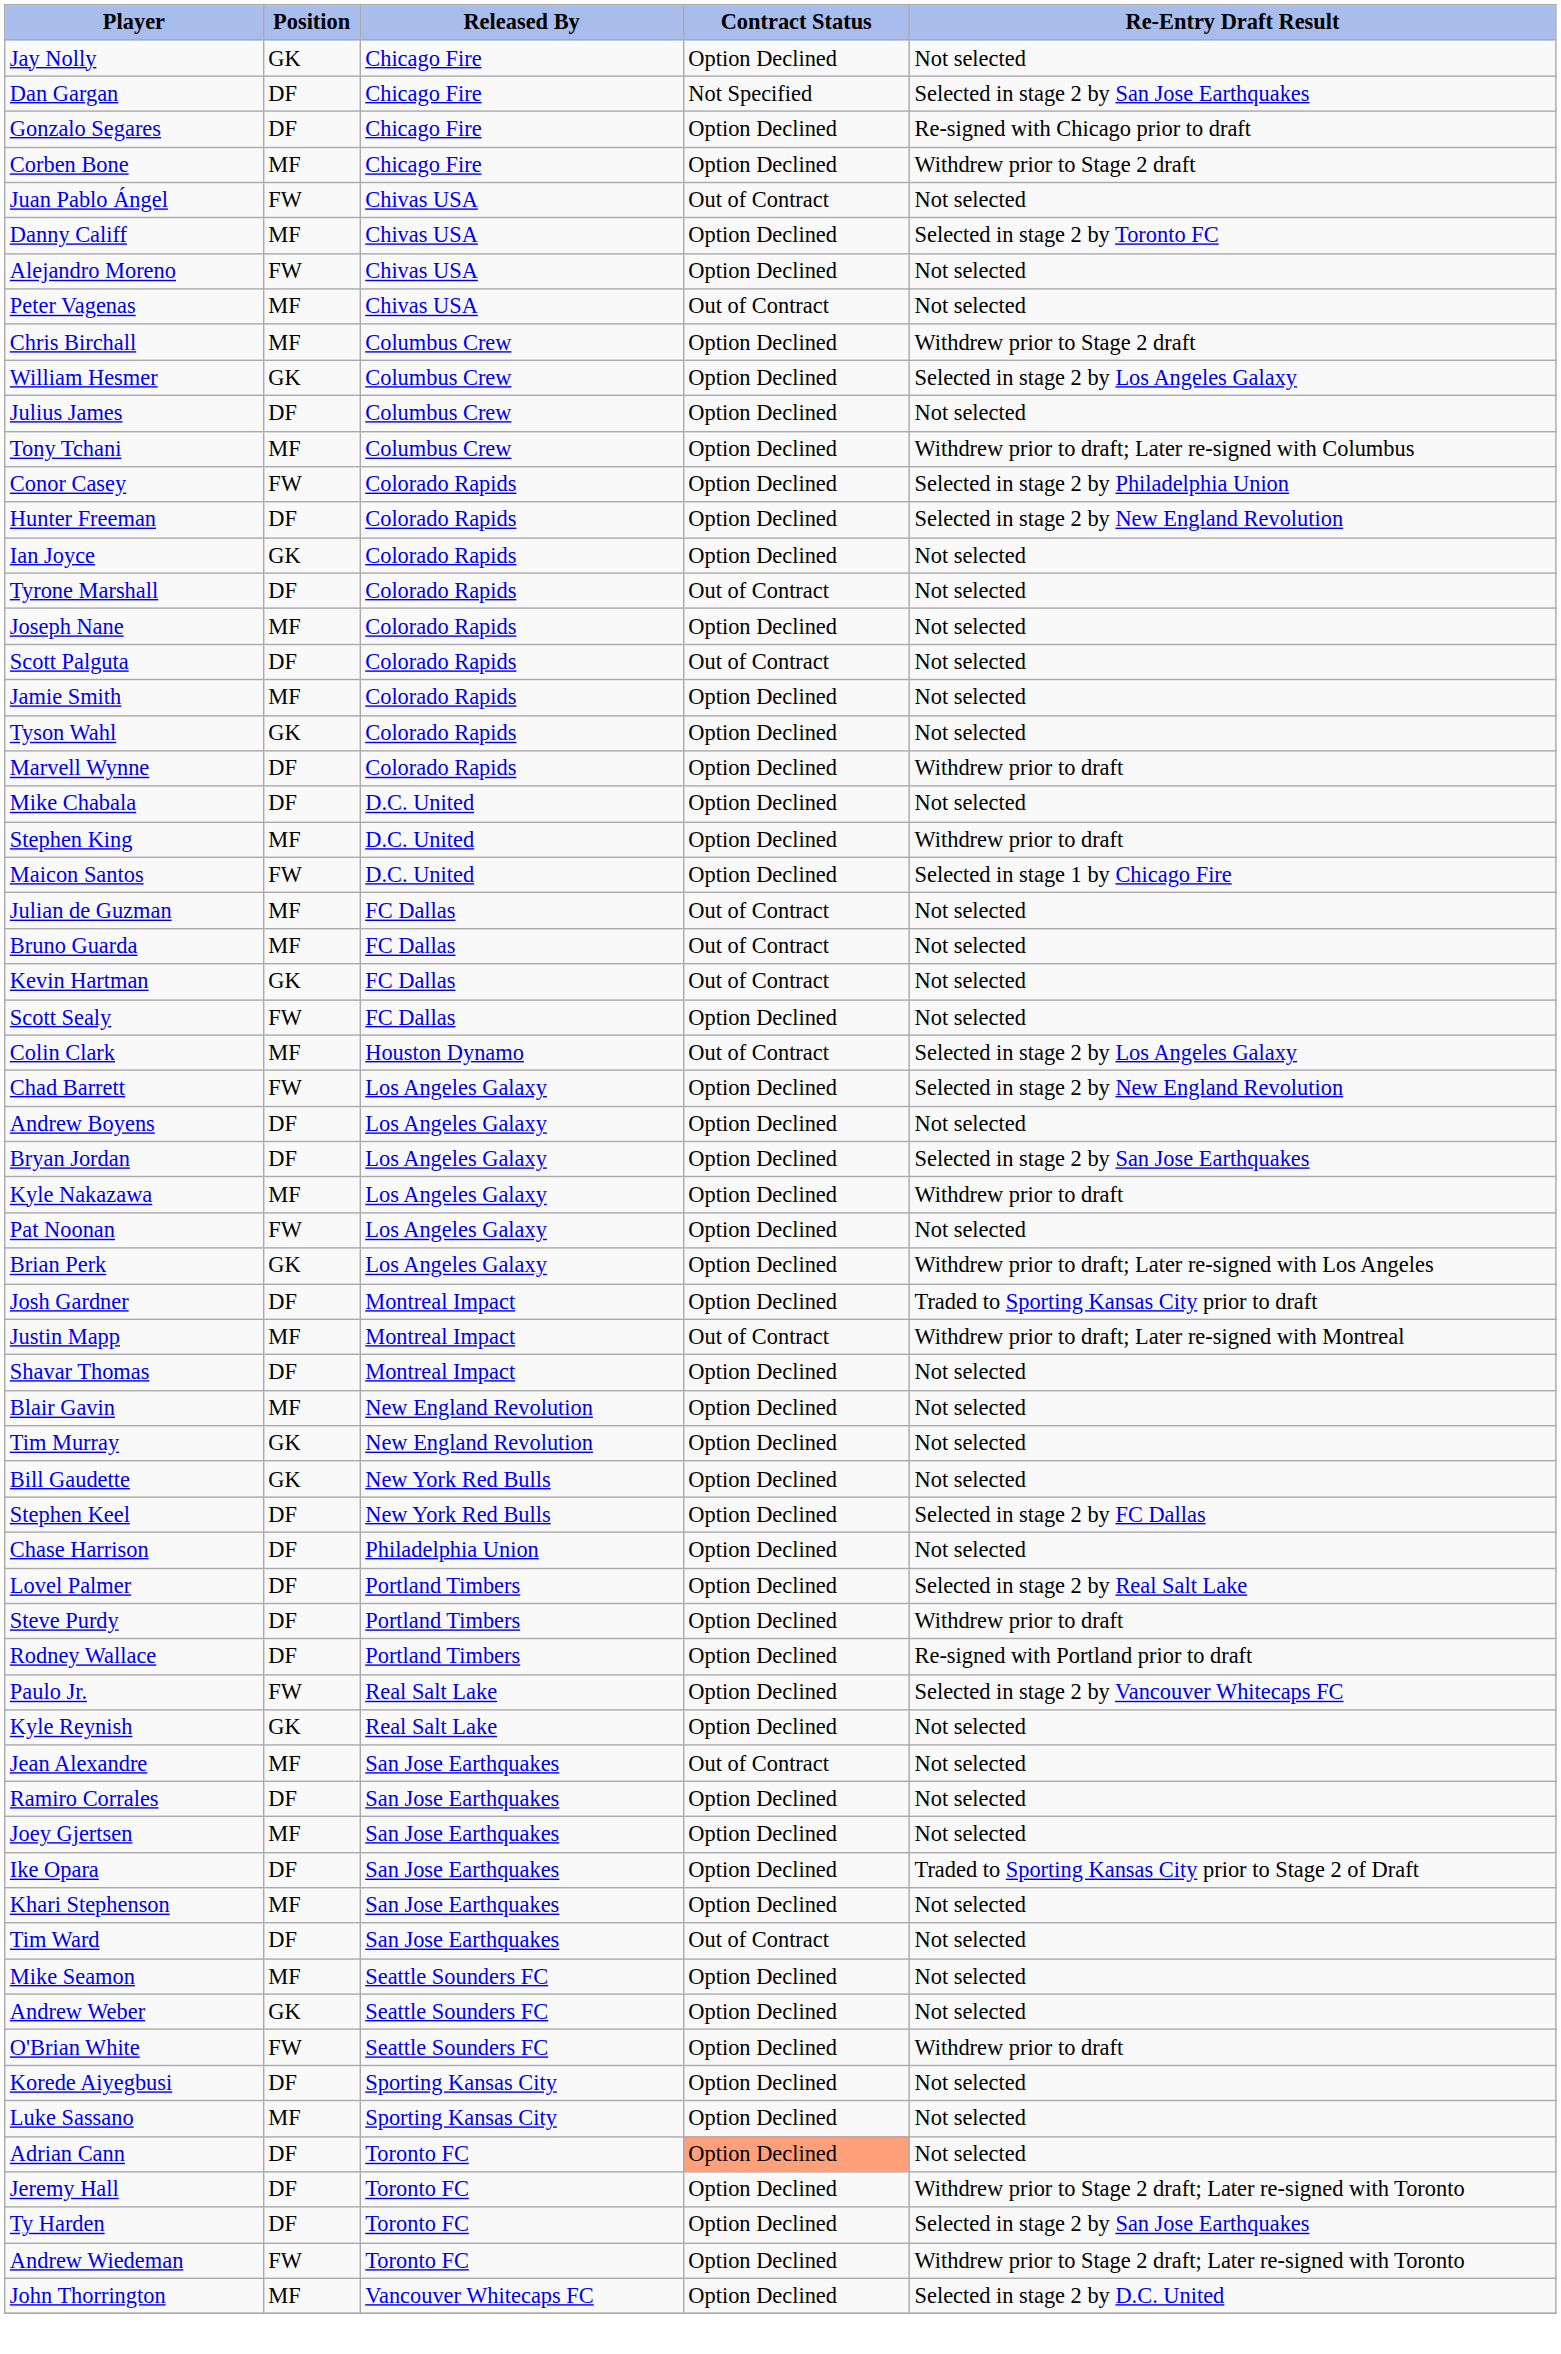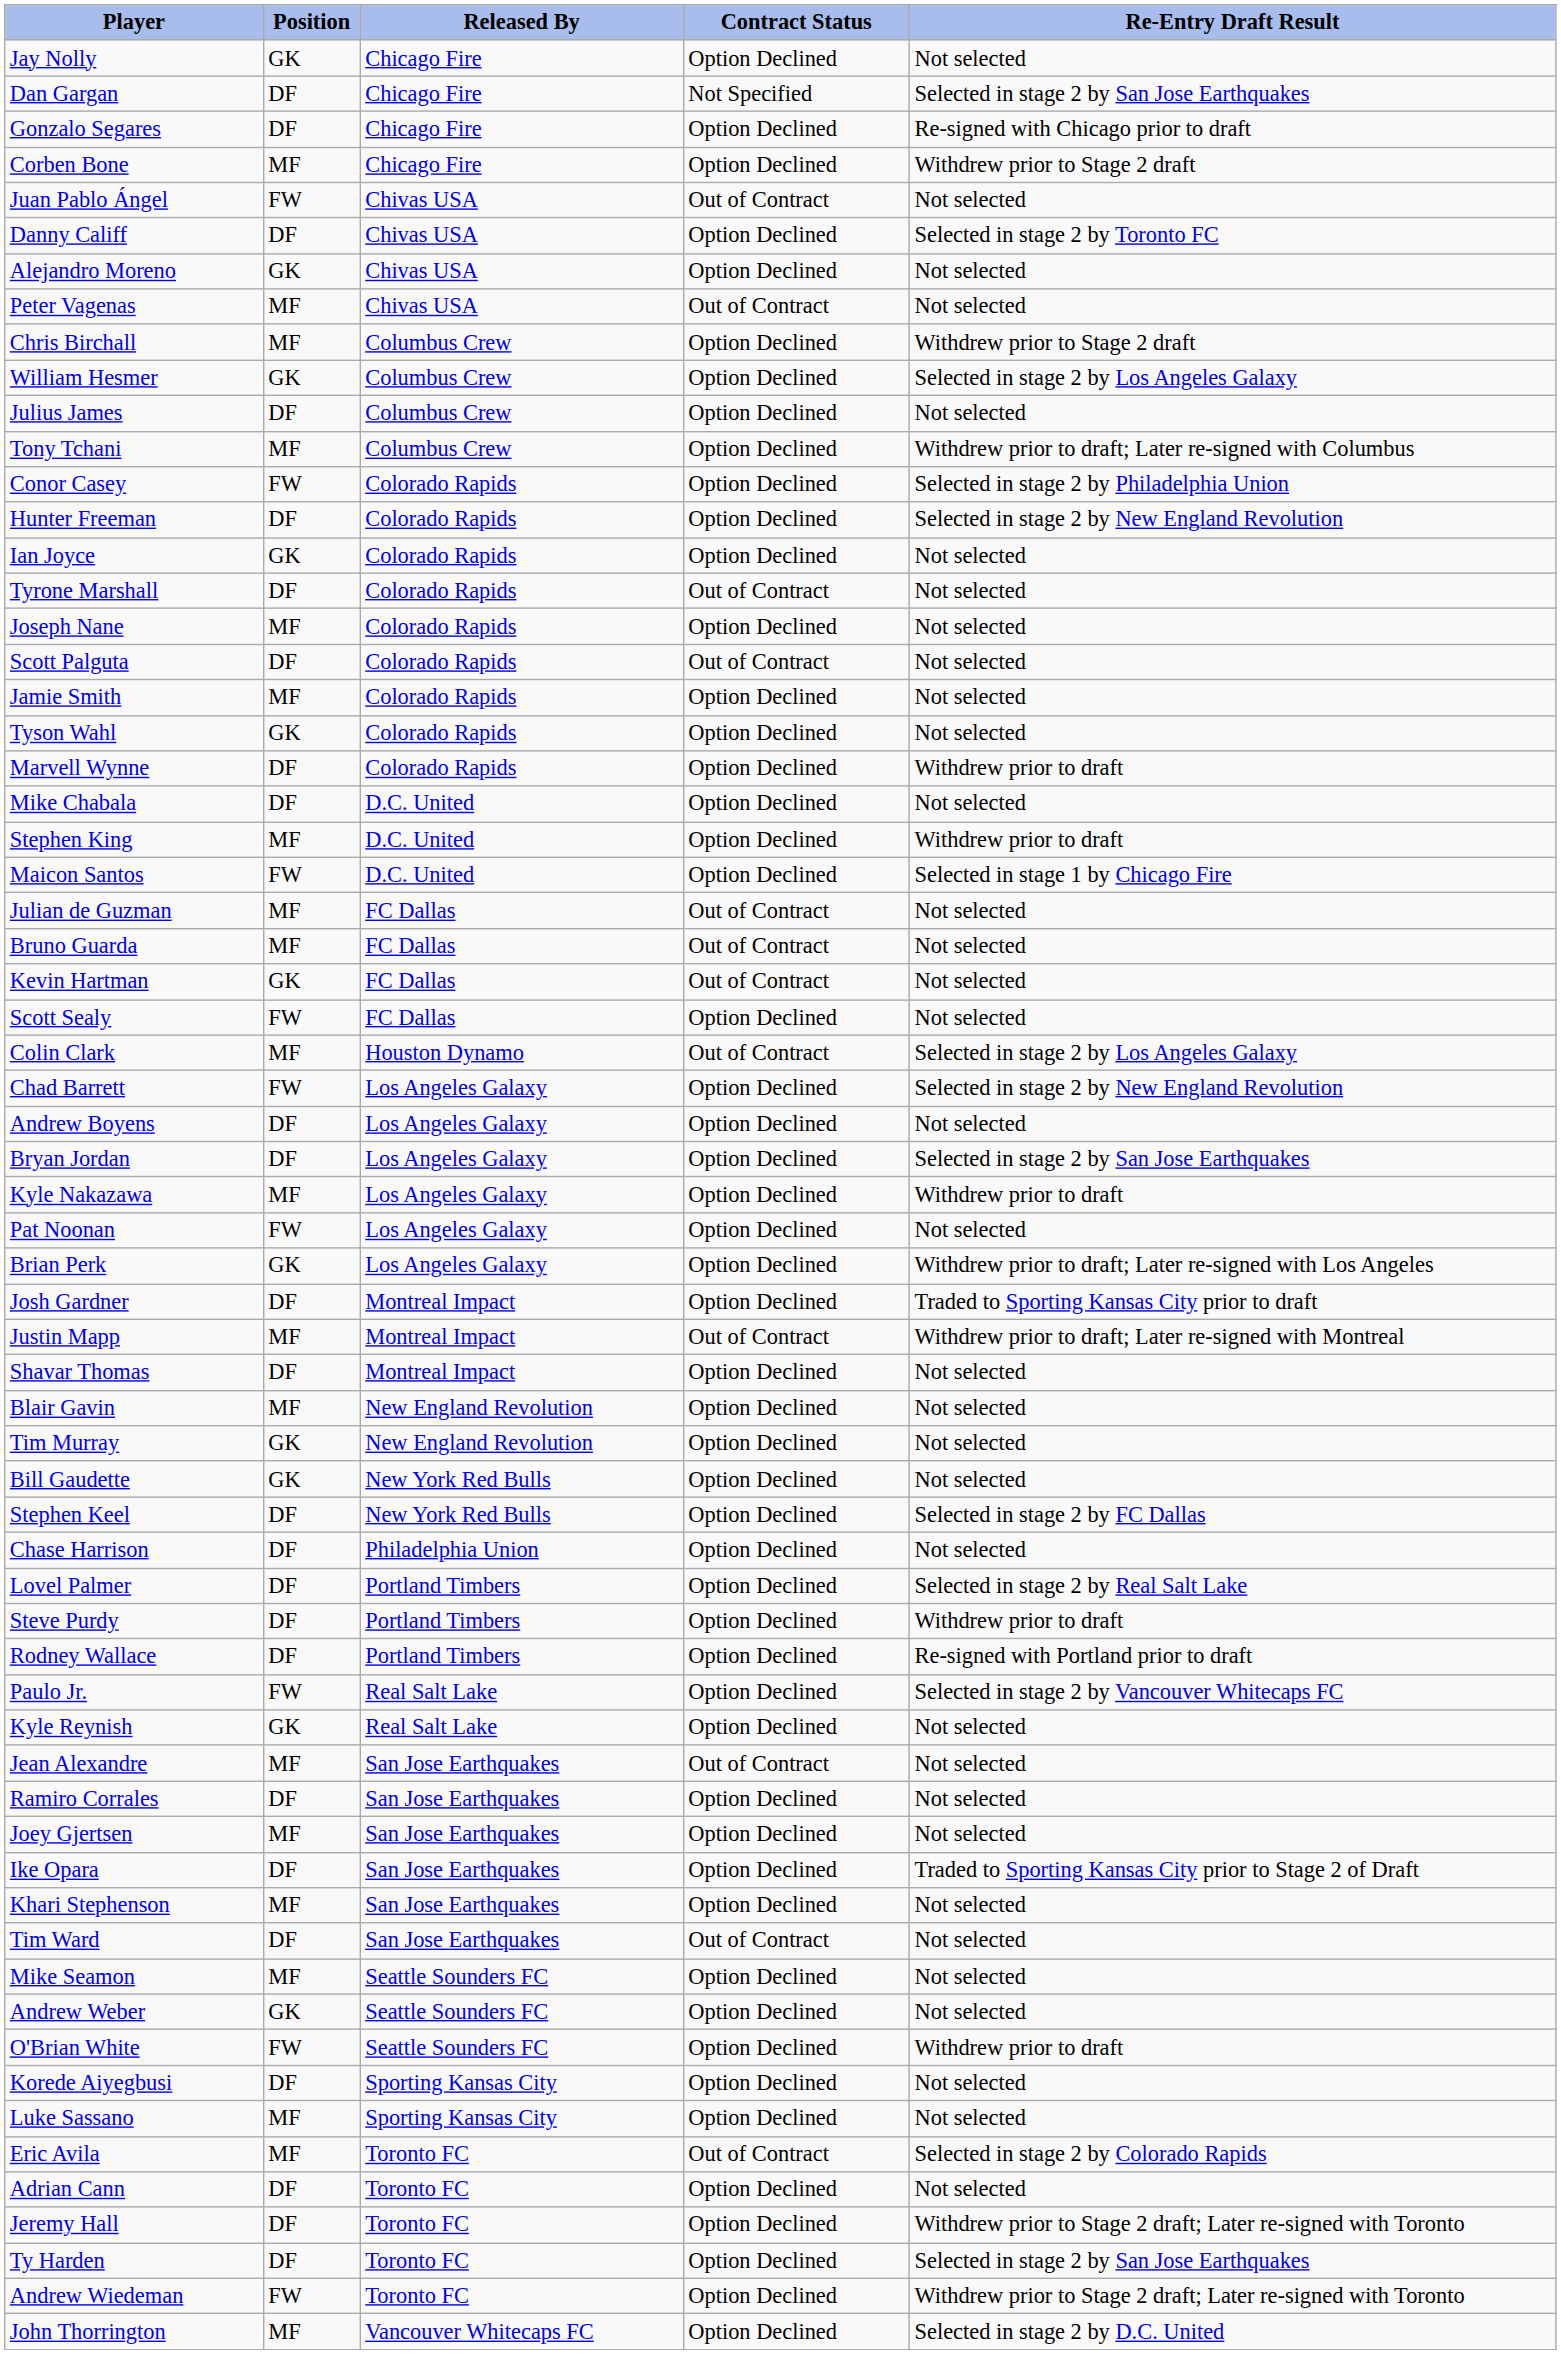(285, 235) MF -> (283, 235) DF
(285, 270) FW -> (285, 270) GK
+ row: (55, 2153)
(763, 2153) lightsalmon background -> (763, 2189) no background
